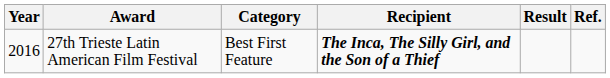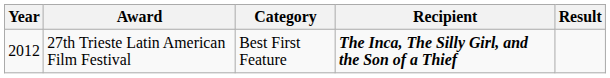- column: (588, 17)
(24, 51) 2016 -> (24, 51) 2012
